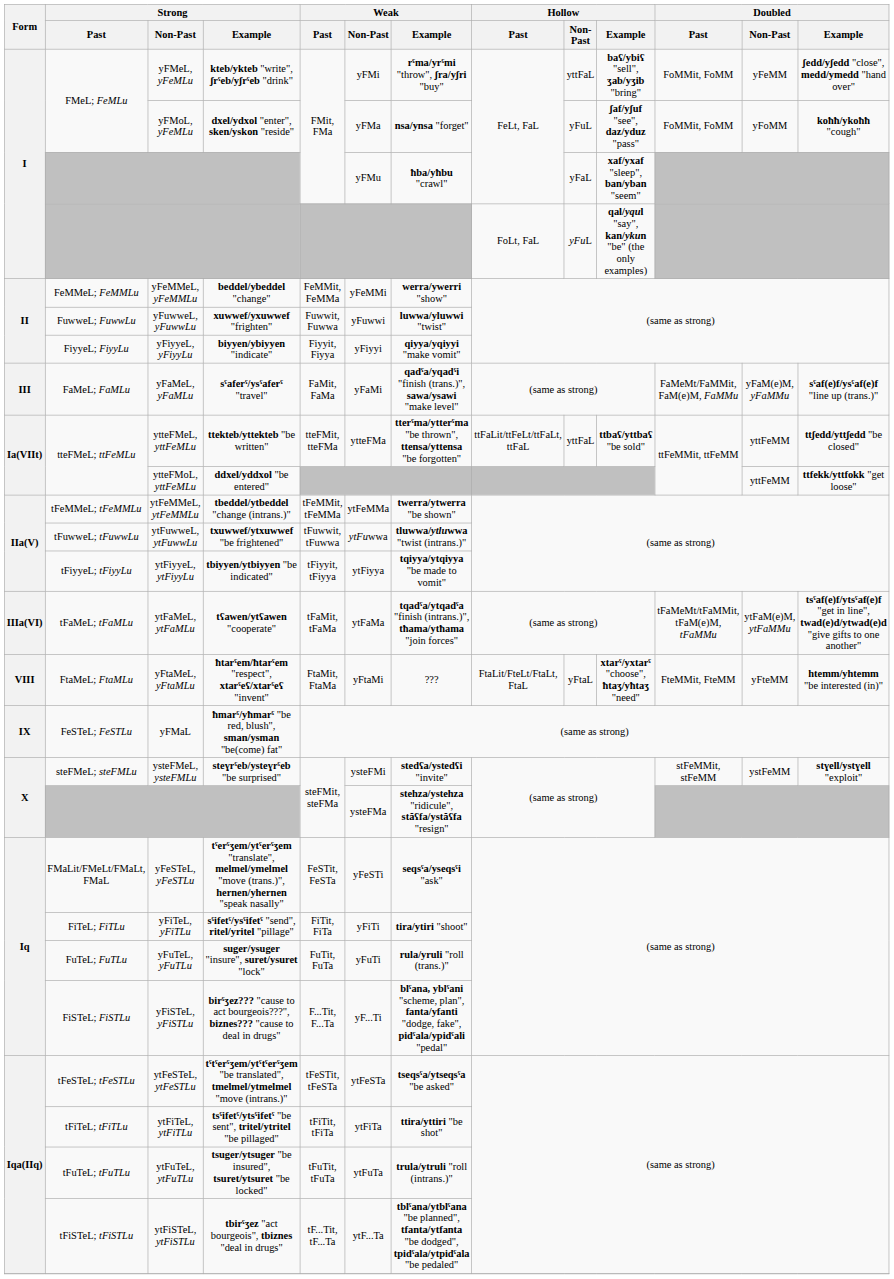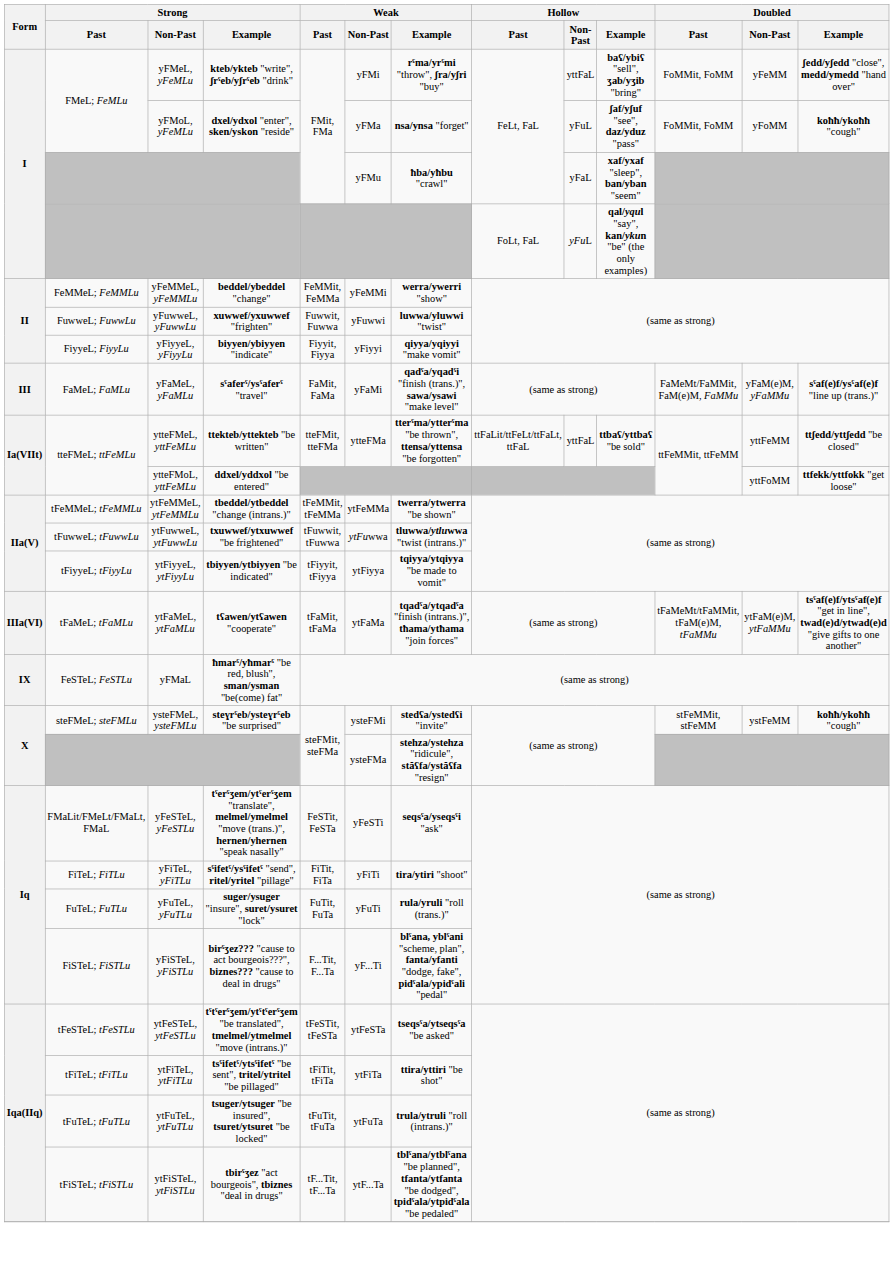(770, 480) yttFeMM -> (770, 480) yttFoMM
- row: (25, 680)
(844, 771) stɣell/ystɣell "exploit" -> (844, 720) koħħ/ykoħħ "cough"
